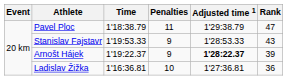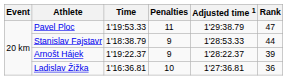(126, 27) 1'18:38.79 -> (126, 27) 1'19:53.33
(126, 41) 1'19:53.33 -> (126, 41) 1'18:38.79
(270, 41) 43 -> (270, 41) 44
(224, 55) bold -> (224, 55) normal
